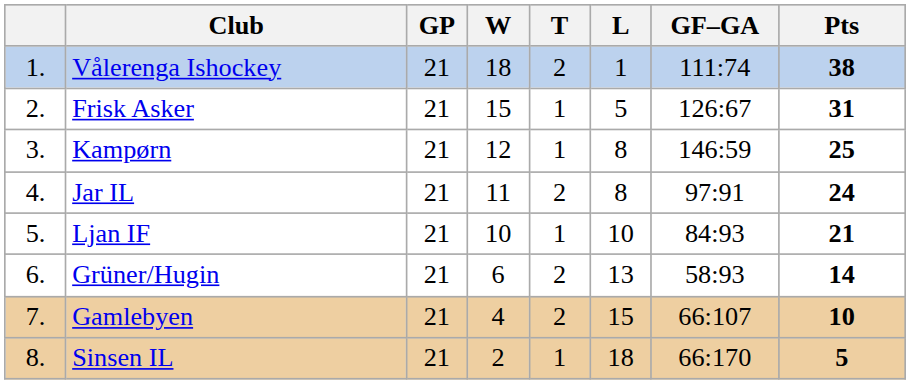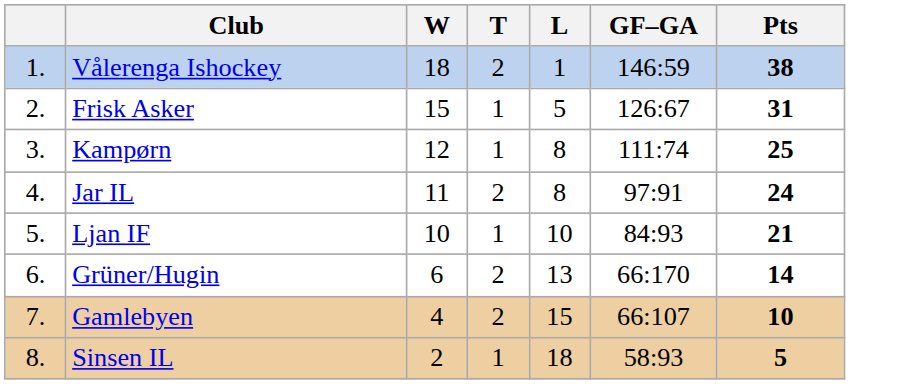- column: (437, 25)
(715, 66) 111:74 -> (654, 66) 146:59
(715, 150) 146:59 -> (654, 150) 111:74
(715, 274) 58:93 -> (654, 274) 66:170
(715, 358) 66:170 -> (654, 358) 58:93
